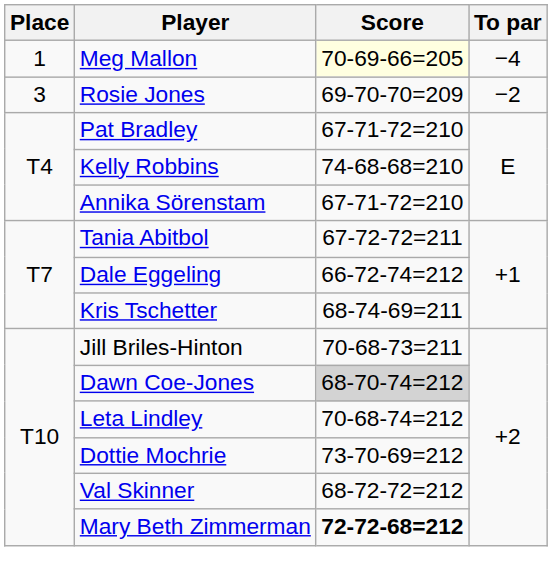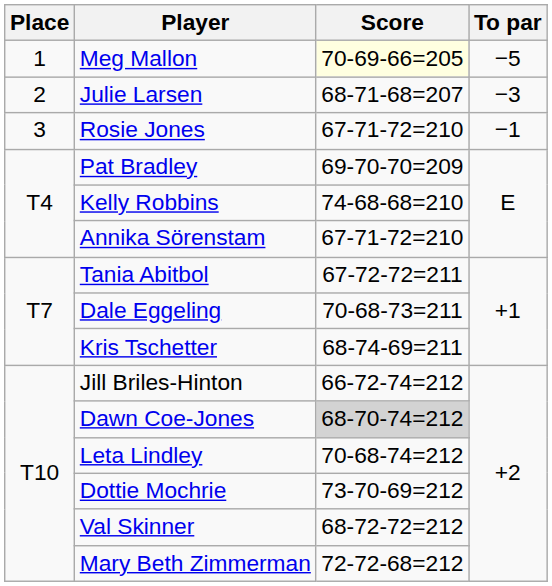(508, 58) −4 -> (508, 58) −5
+ row: (141, 94)
(392, 94) 69-70-70=209 -> (392, 130) 67-71-72=210
(508, 94) −2 -> (508, 130) −1
(392, 130) 67-71-72=210 -> (392, 166) 69-70-70=209
(392, 274) 66-72-74=212 -> (392, 310) 70-68-73=211
(392, 346) 70-68-73=211 -> (392, 382) 66-72-74=212
(392, 526) bold -> (392, 563) normal
